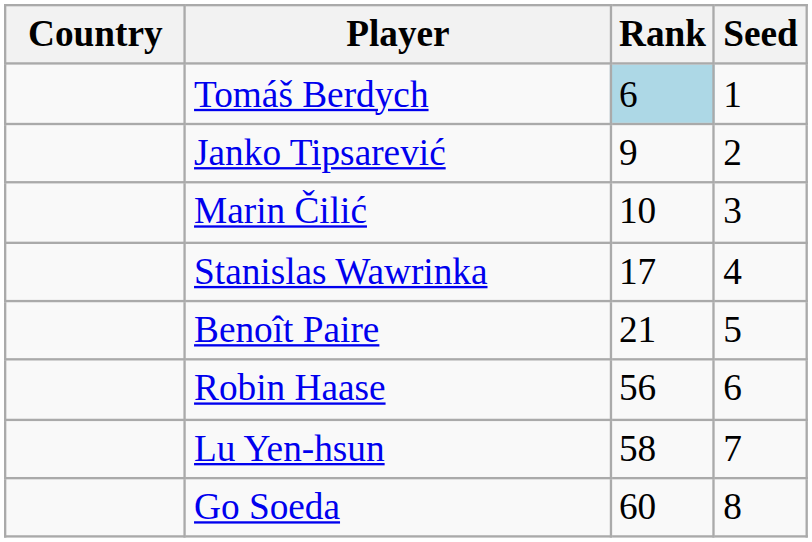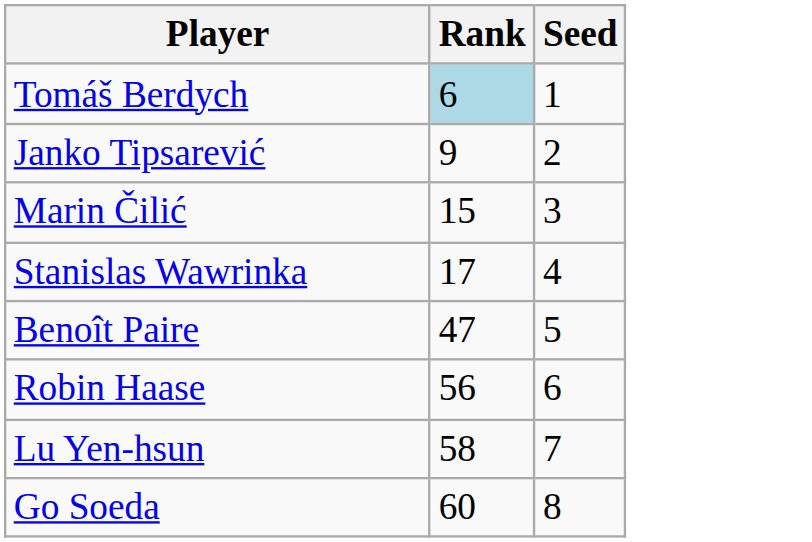- column: (95, 34)
(638, 211) 10 -> (457, 211) 15
(638, 329) 21 -> (457, 329) 47
